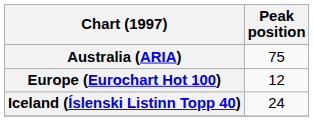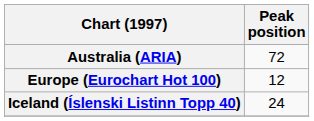(277, 56) 75 -> (277, 56) 72
